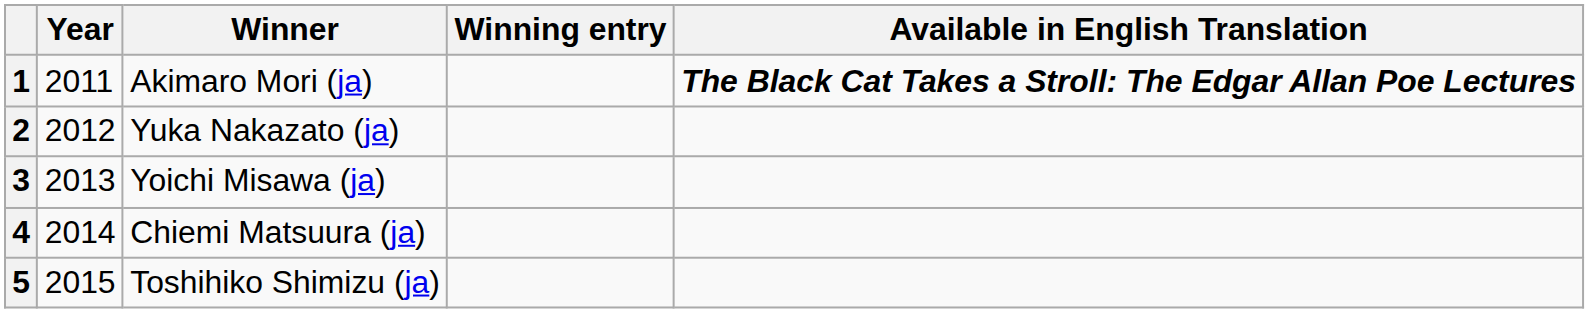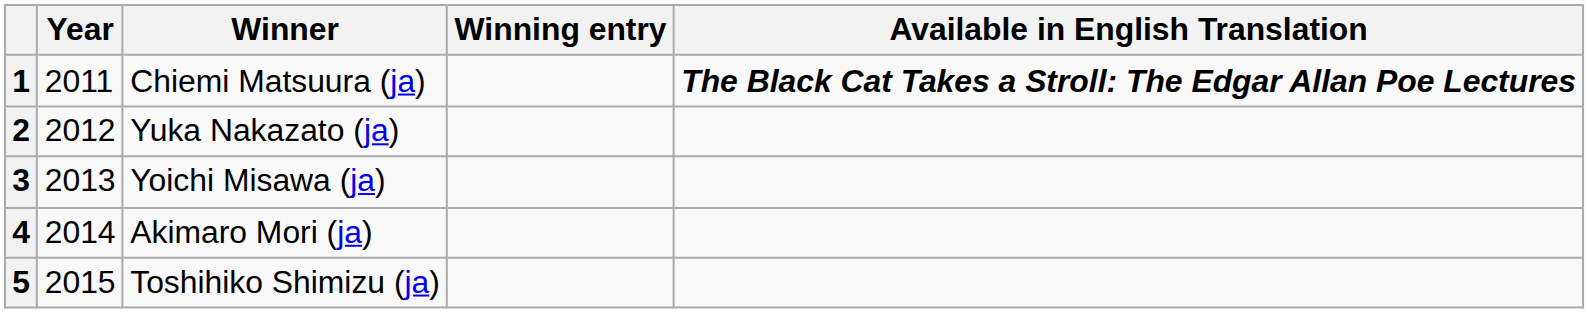(251, 80) Akimaro Mori (ja) -> (278, 80) Chiemi Matsuura (ja)
(278, 231) Chiemi Matsuura (ja) -> (251, 231) Akimaro Mori (ja)
